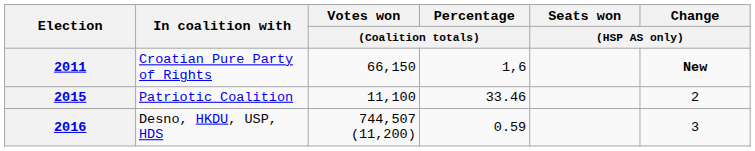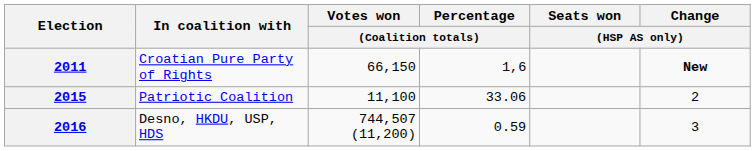(506, 97) 33.46 -> (506, 97) 33.06
